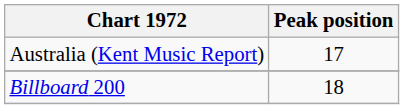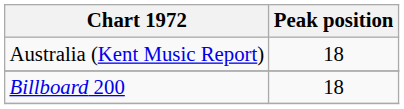(334, 53) 17 -> (334, 53) 18
